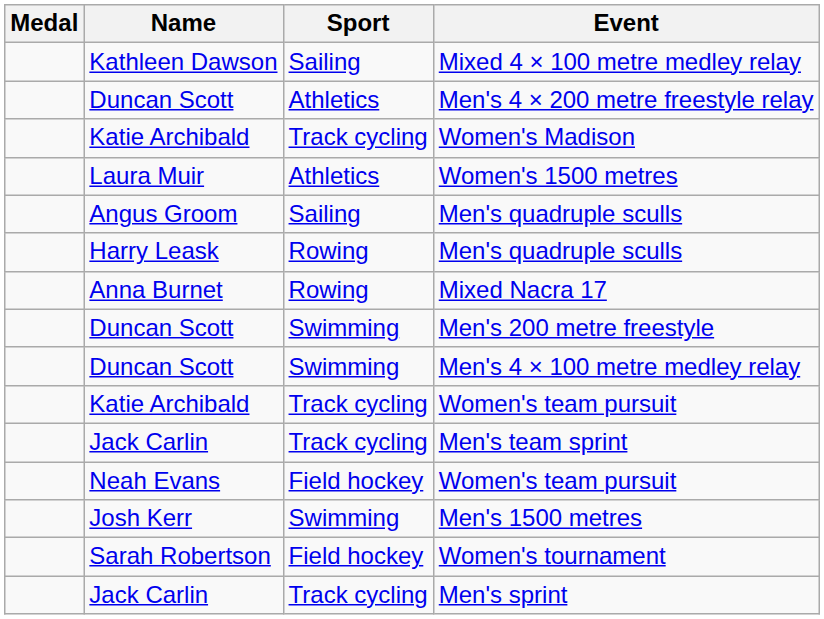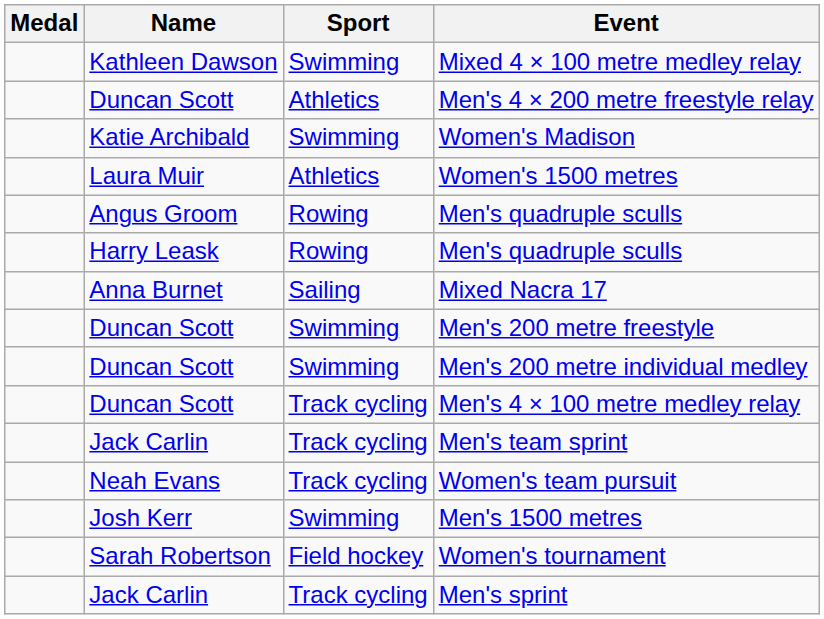(325, 61) Sailing -> (344, 61) Swimming
(358, 137) Track cycling -> (344, 137) Swimming
(325, 213) Sailing -> (329, 213) Rowing
(329, 289) Rowing -> (325, 289) Sailing
+ row: (161, 366)
(344, 366) Swimming -> (358, 404) Track cycling
- row: (169, 404)
(356, 480) Field hockey -> (358, 480) Track cycling
